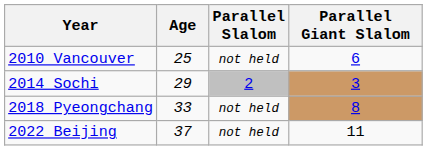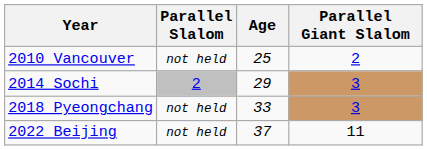columns swapped: (183, 26) <-> (249, 26)
(356, 59) 6 -> (356, 59) 2
(356, 108) 8 -> (356, 108) 3
